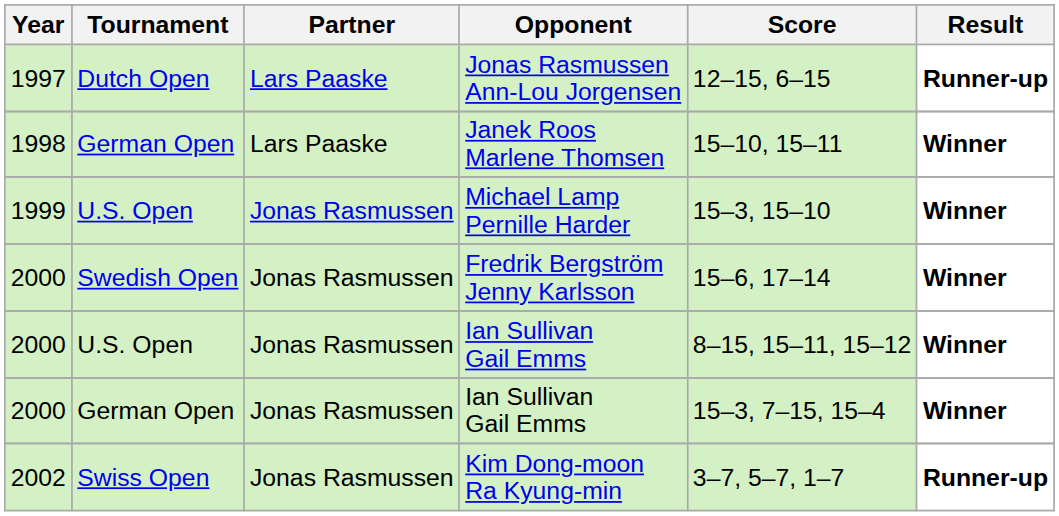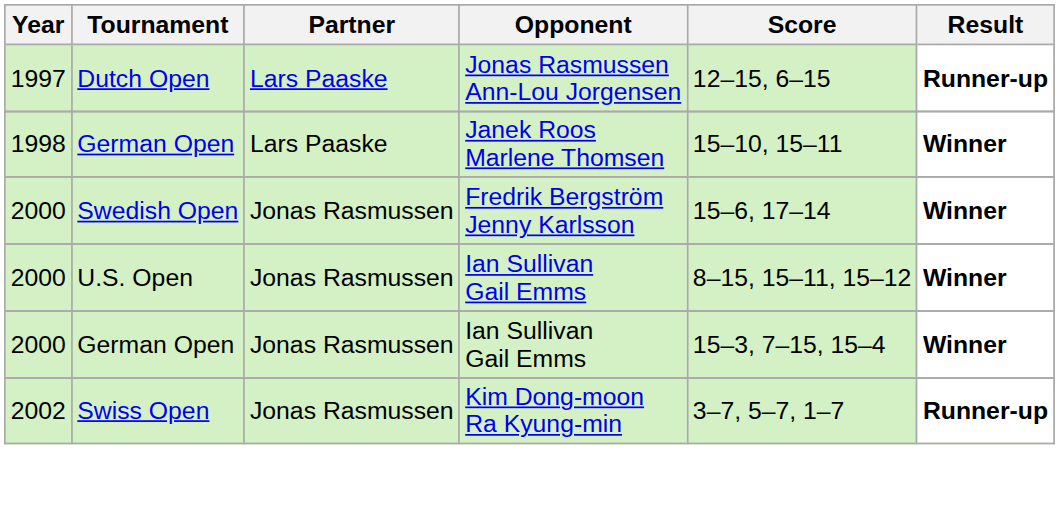- row: (135, 211)
